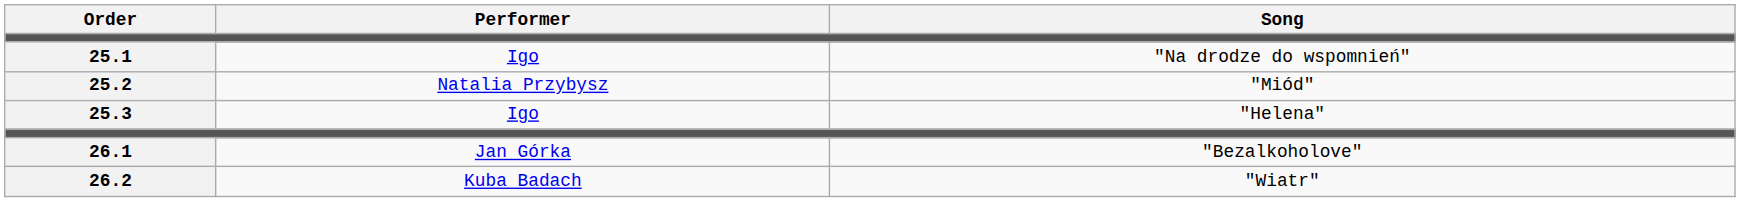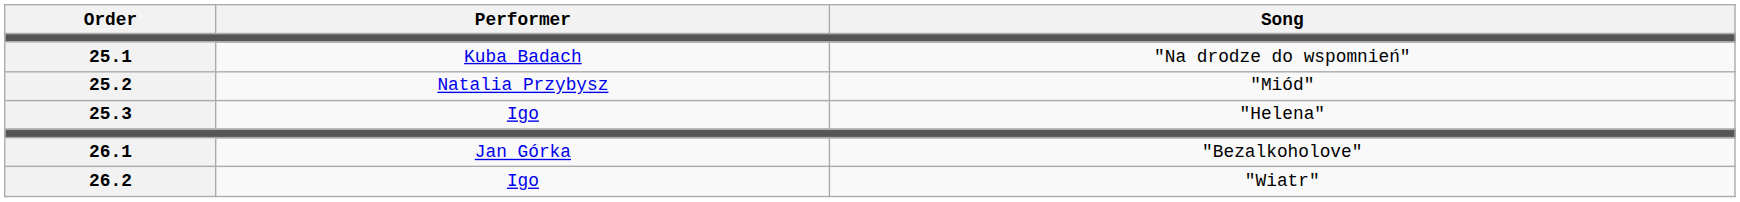(523, 57) Igo -> (523, 57) Kuba Badach
(523, 181) Kuba Badach -> (523, 181) Igo
